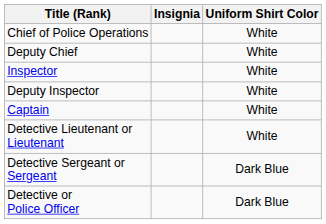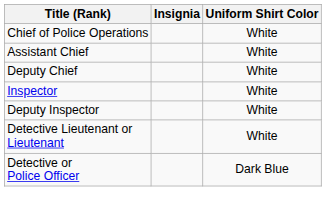+ row: (48, 52)
- row: (28, 110)
- row: (66, 169)
